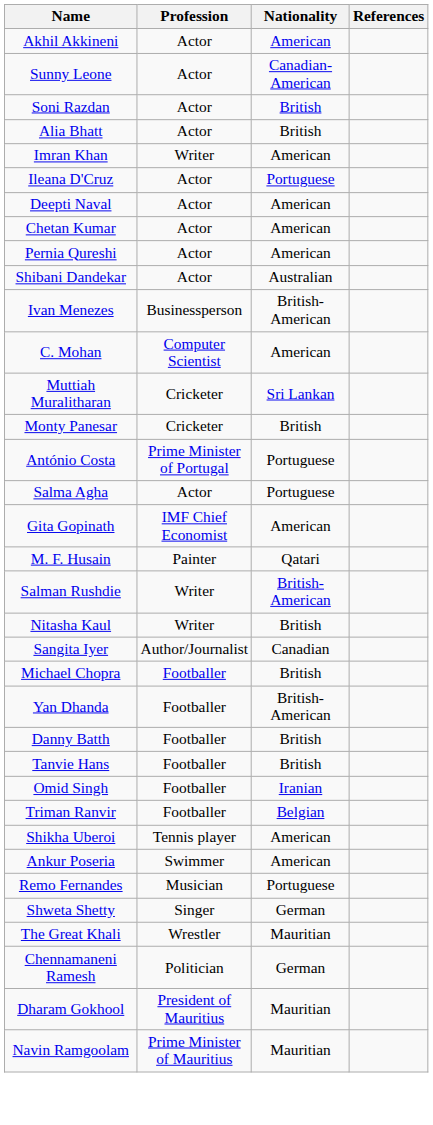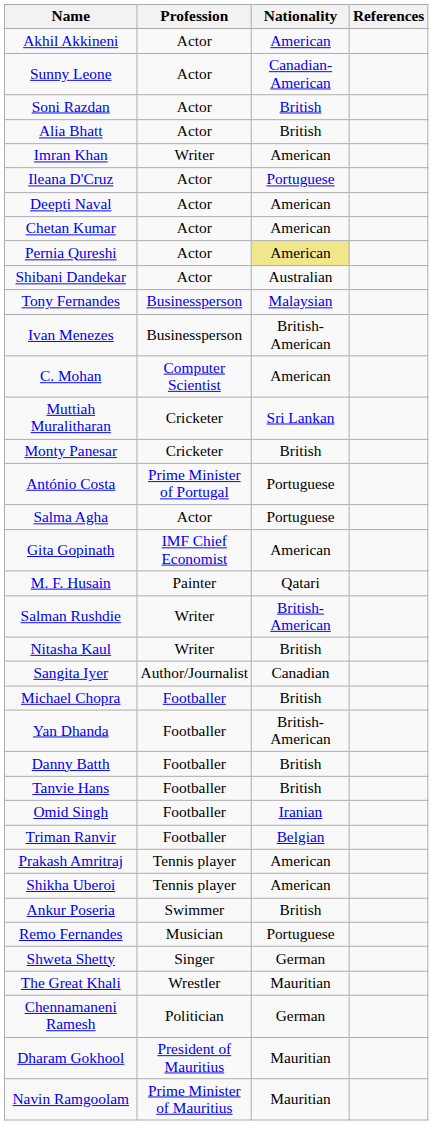(301, 253) no background -> (301, 253) khaki background
+ row: (71, 301)
+ row: (71, 861)
(301, 861) American -> (301, 910) British
